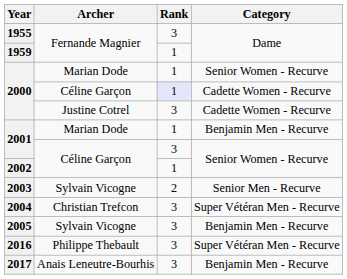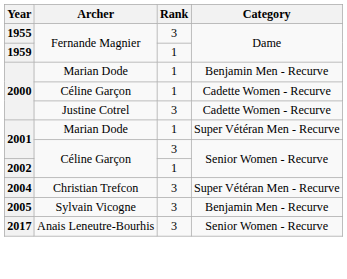(267, 71) Senior Women - Recurve -> (267, 71) Benjamin Men - Recurve
(174, 91) lavender background -> (174, 91) no background
(267, 129) Benjamin Men - Recurve -> (267, 129) Super Vétéran Men - Recurve
- row: (19, 187)
- row: (19, 245)
(267, 264) Benjamin Men - Recurve -> (267, 226) Senior Women - Recurve
